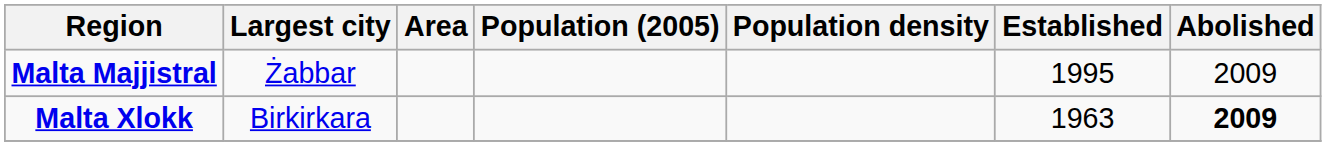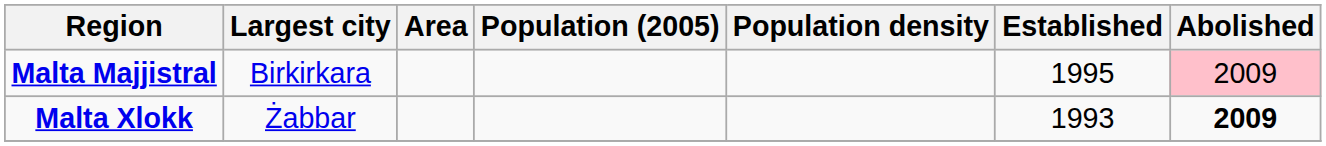(310, 72) Żabbar -> (310, 72) Birkirkara
(1245, 72) no background -> (1245, 72) pink background
(310, 118) Birkirkara -> (310, 118) Żabbar
(1083, 118) 1963 -> (1083, 118) 1993
